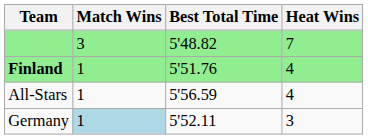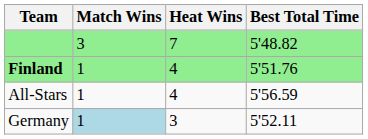columns swapped: (322, 17) <-> (224, 17)
